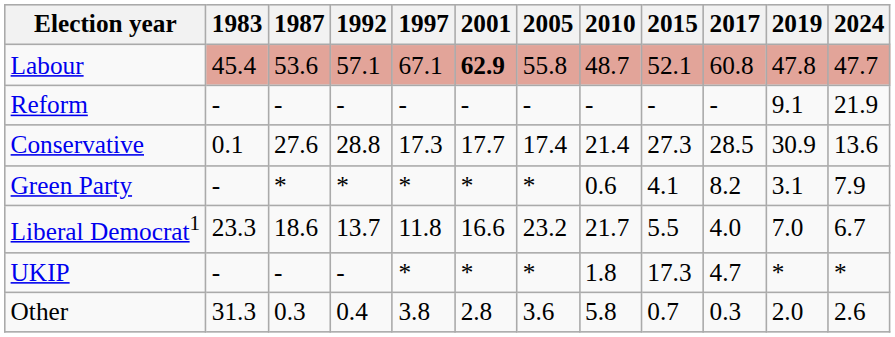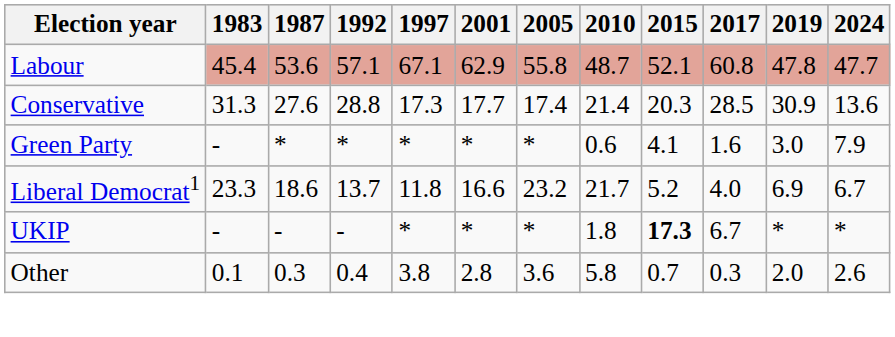(483, 64) bold -> (483, 64) normal
- row: (49, 104)
(228, 144) 0.1 -> (234, 104) 31.3
(669, 144) 27.3 -> (669, 104) 20.3
(725, 184) 8.2 -> (725, 144) 1.6
(788, 184) 3.1 -> (788, 144) 3.0
(663, 228) 5.5 -> (663, 188) 5.2
(788, 228) 7.0 -> (788, 188) 6.9
(669, 271) normal -> (669, 231) bold
(725, 271) 4.7 -> (725, 231) 6.7
(234, 312) 31.3 -> (228, 271) 0.1
